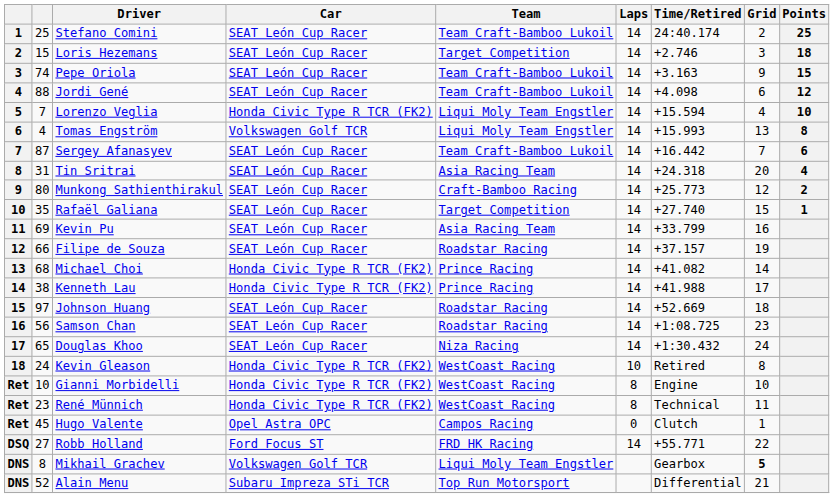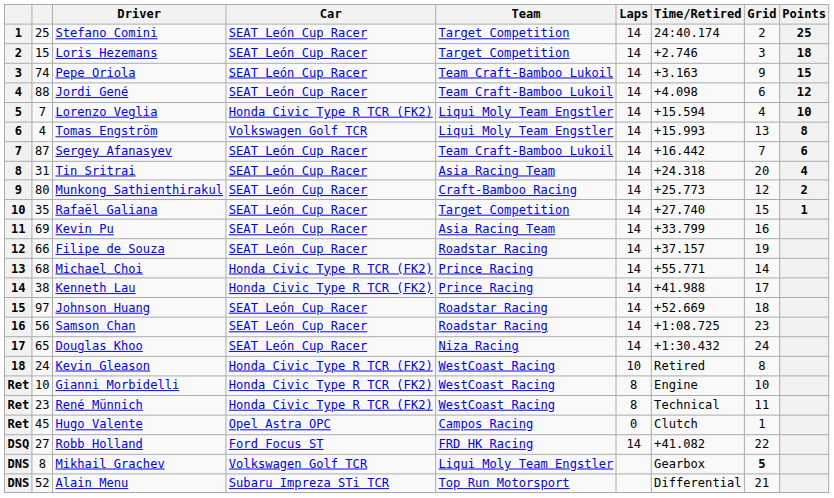(526, 34) Team Craft-Bamboo Lukoil -> (504, 34) Target Competition
(680, 269) +41.082 -> (680, 269) +55.771
(680, 444) +55.771 -> (680, 444) +41.082
